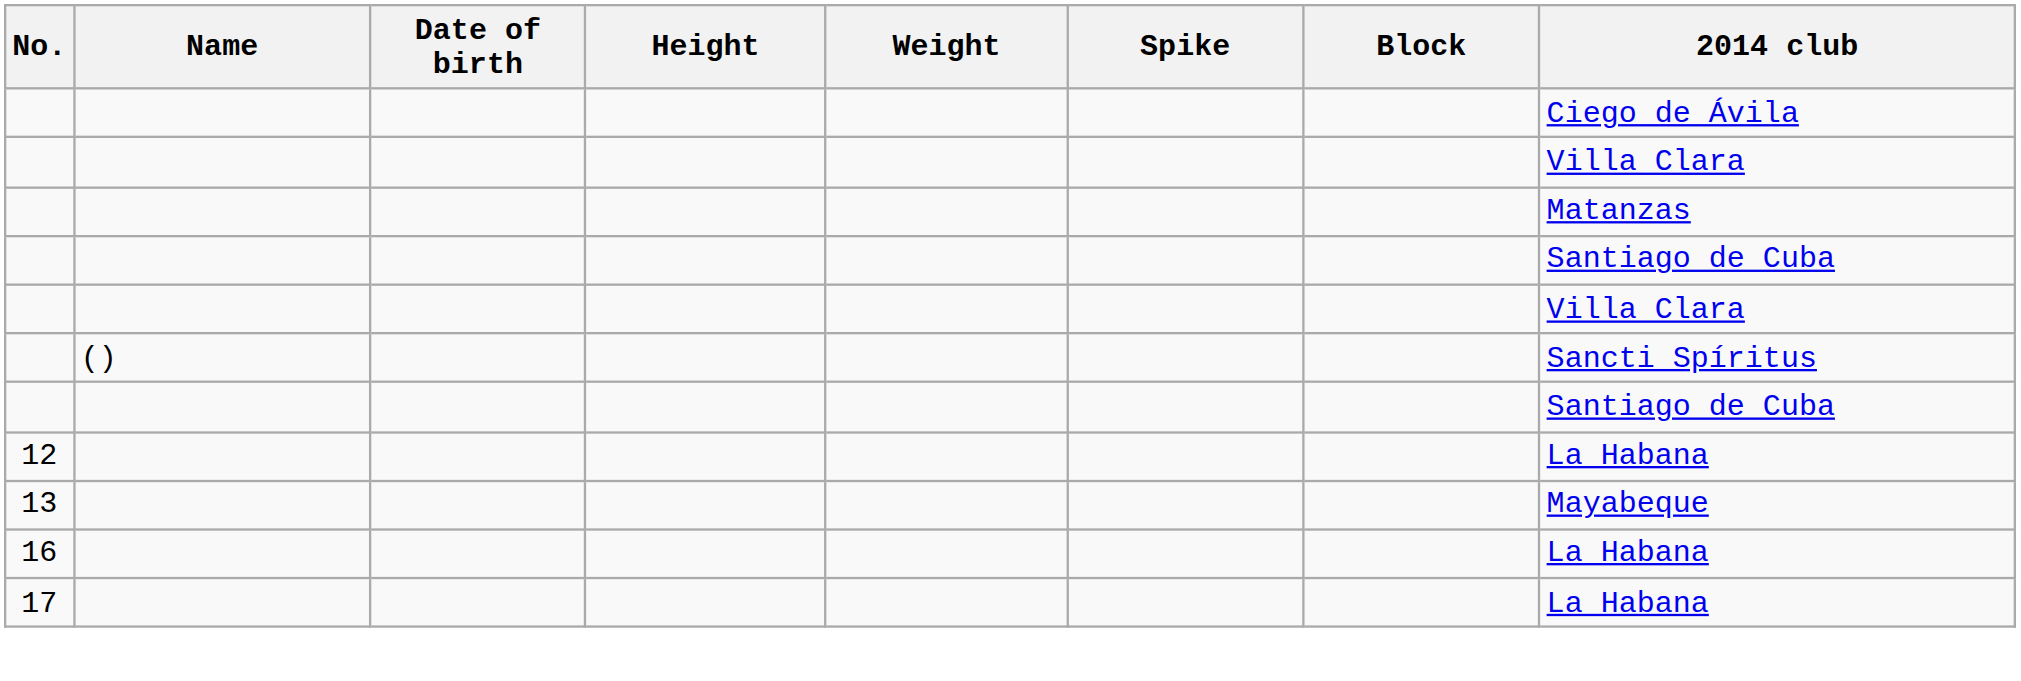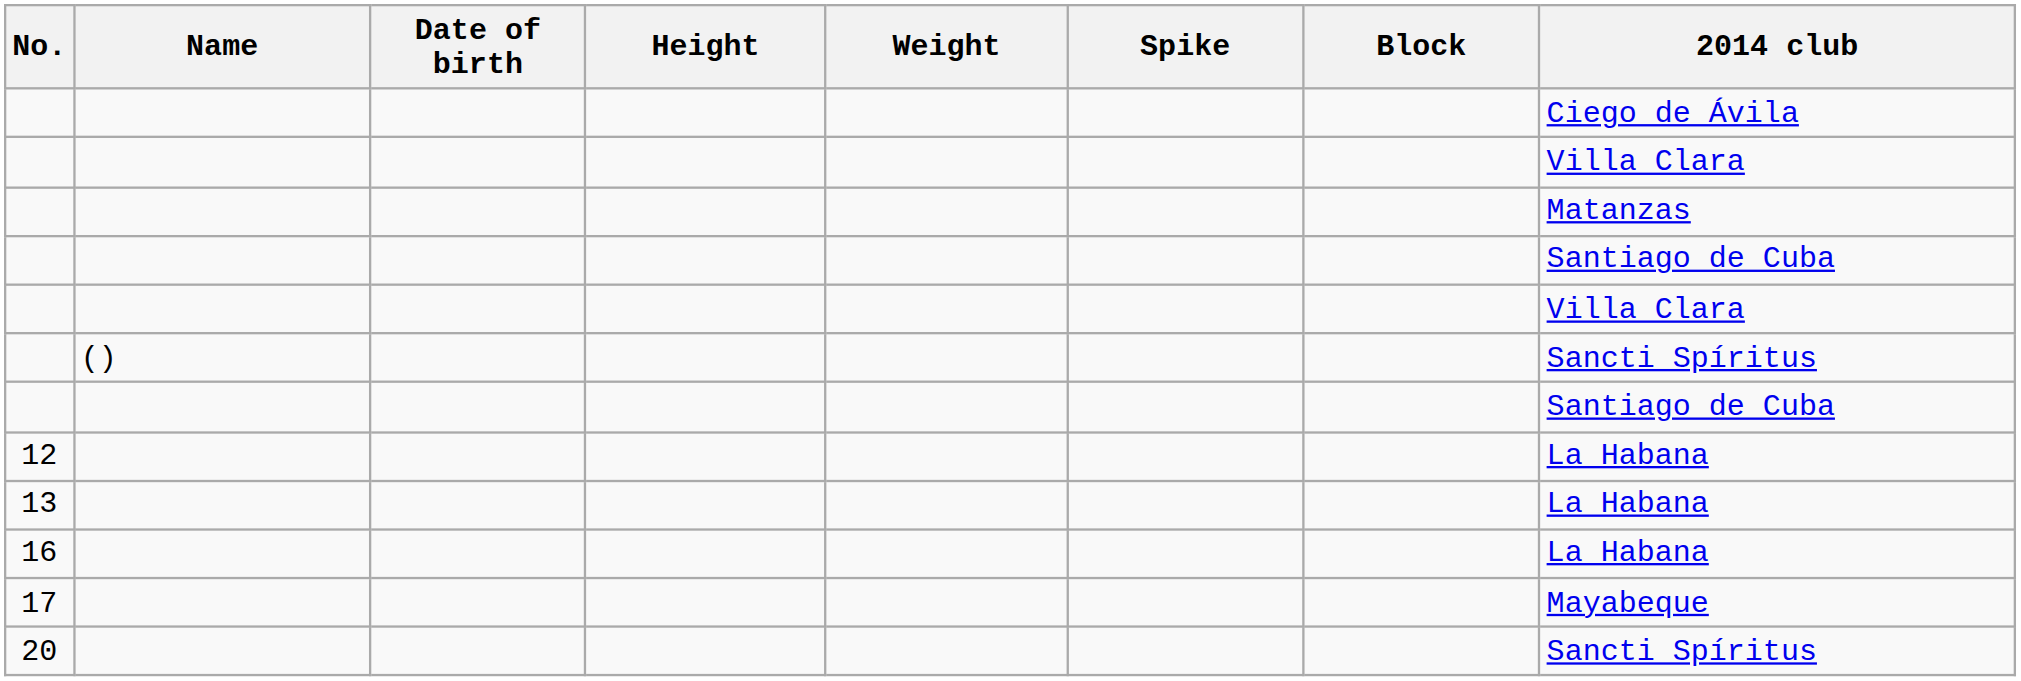(1628, 505) Mayabeque -> (1628, 505) La Habana
(1628, 603) La Habana -> (1628, 603) Mayabeque
+ row: (39, 652)
